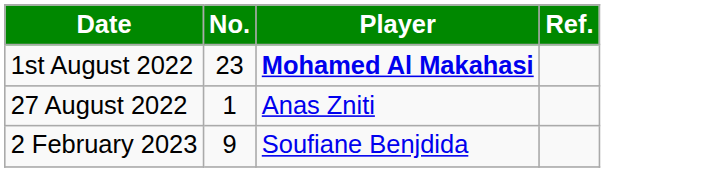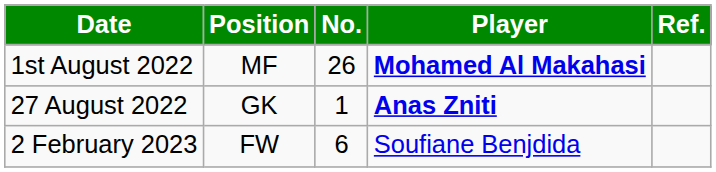+ column: (259, 24)
(230, 65) 23 -> (342, 65) 26
(318, 105) normal -> (435, 105) bold
(230, 145) 9 -> (342, 145) 6
